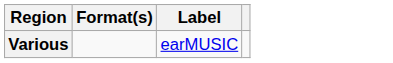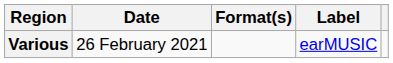+ column: (142, 17)
